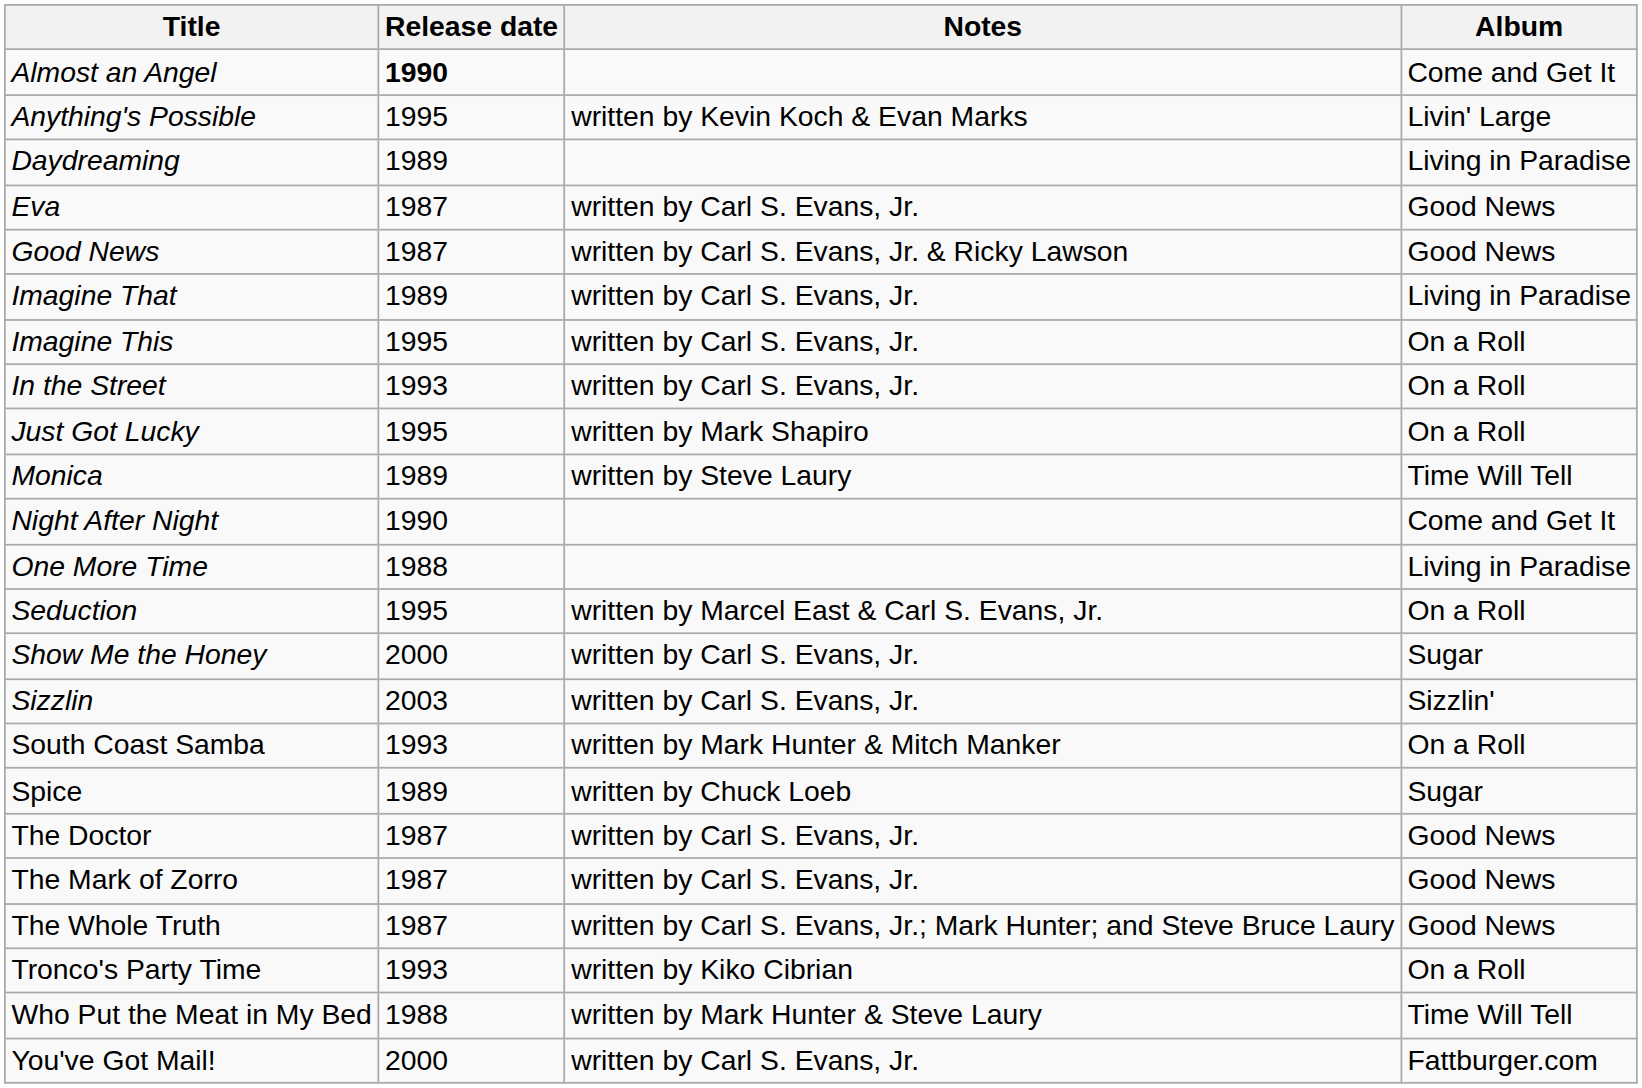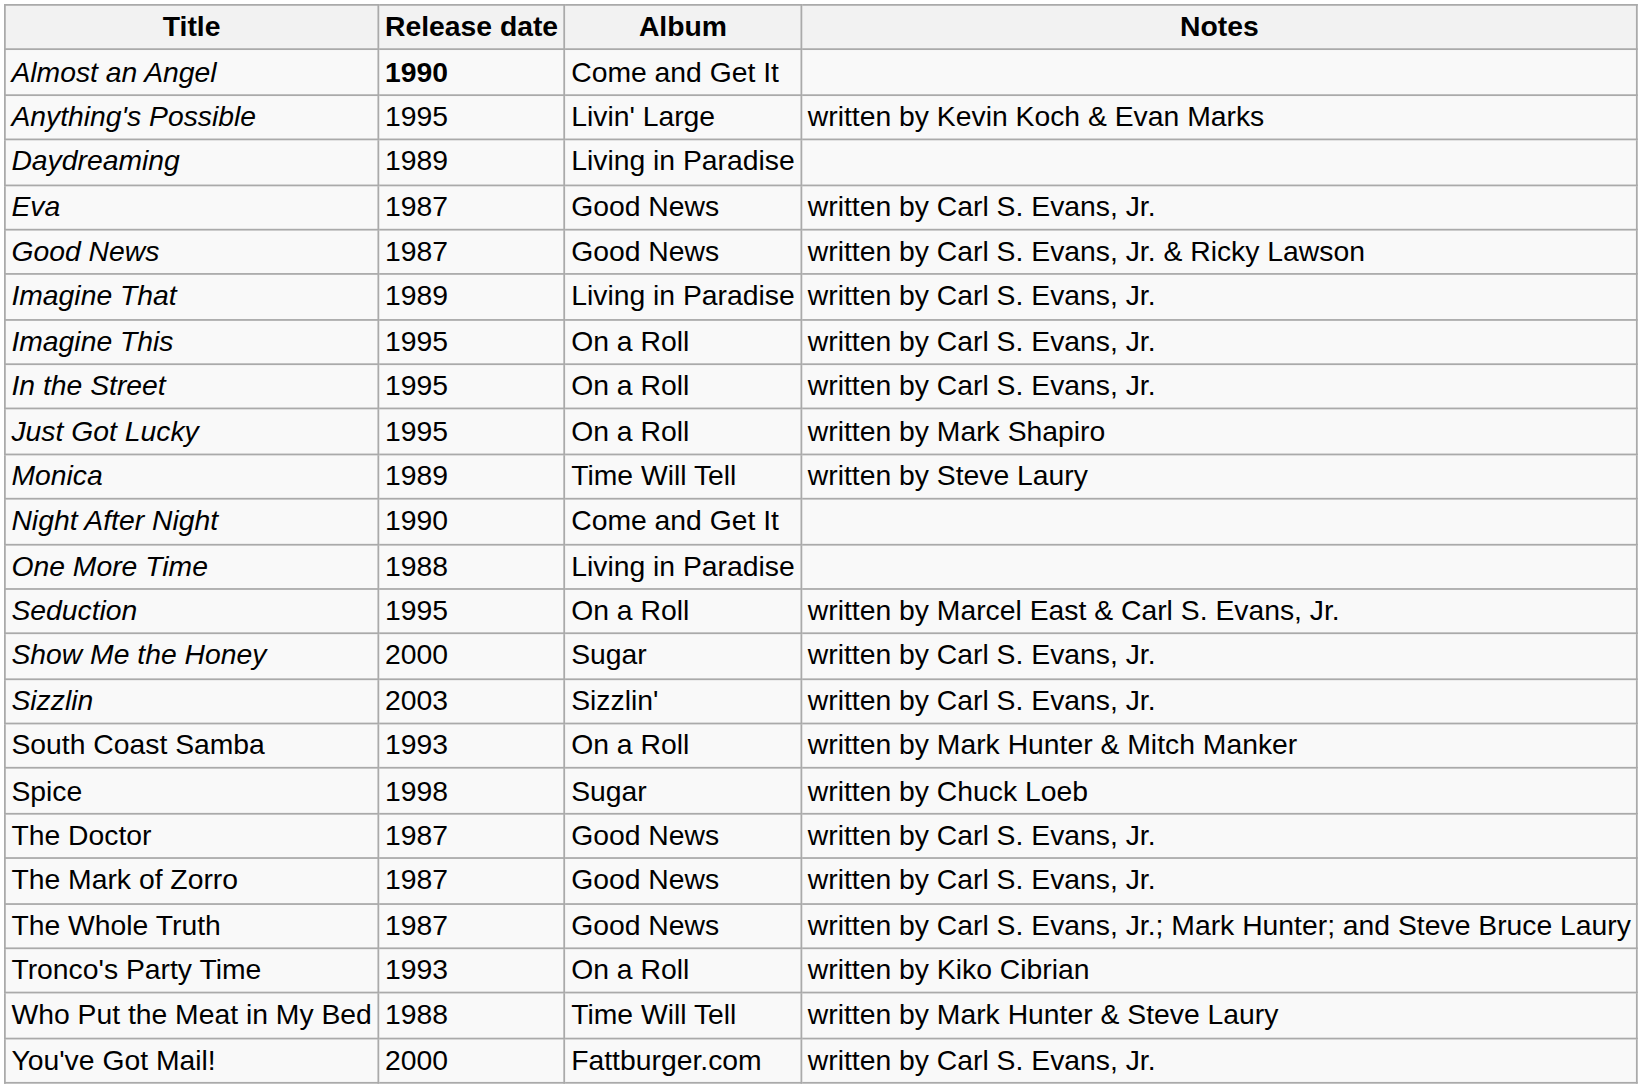columns swapped: (1519, 26) <-> (983, 26)
(416, 386) 1993 -> (416, 386) 1995
(416, 790) 1989 -> (416, 790) 1998
